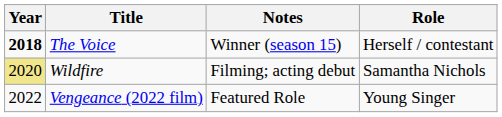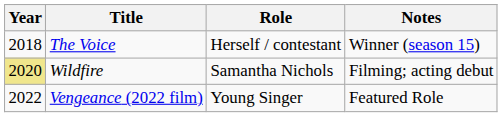columns swapped: (428, 17) <-> (283, 17)
(25, 44) bold -> (25, 44) normal
